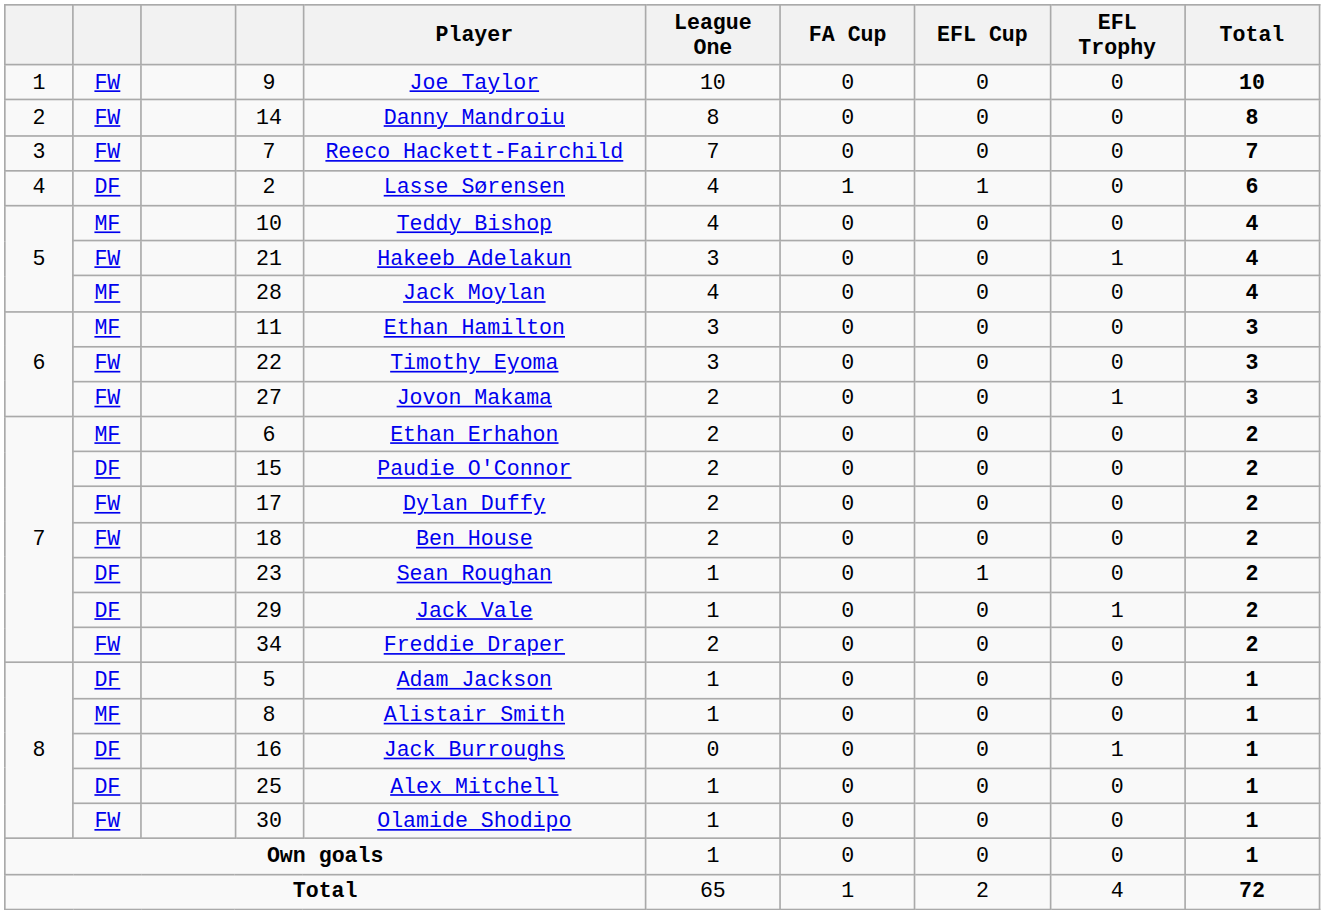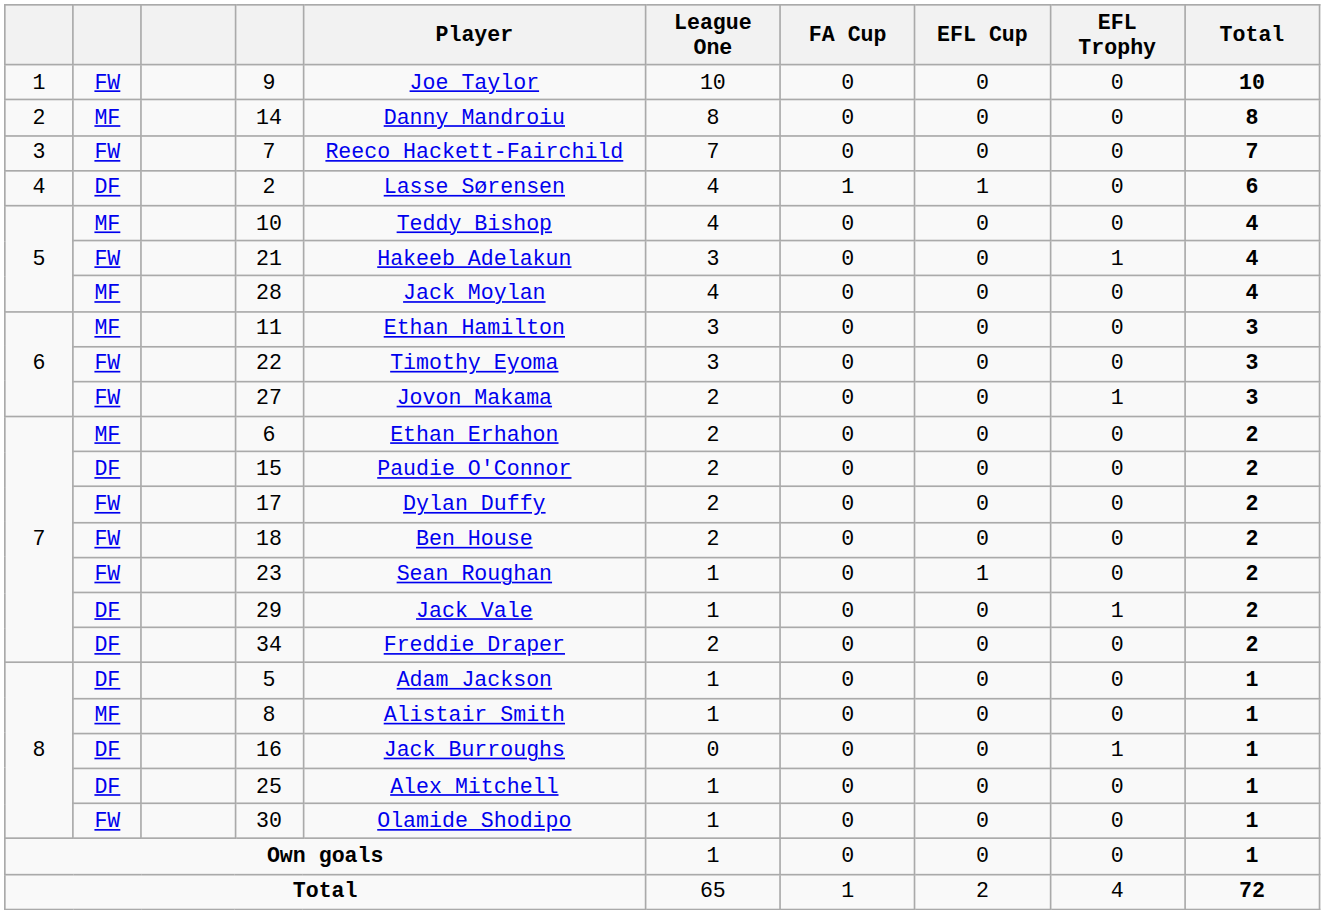(107, 118) FW -> (107, 118) MF
(107, 575) DF -> (107, 575) FW
(107, 645) FW -> (107, 645) DF
